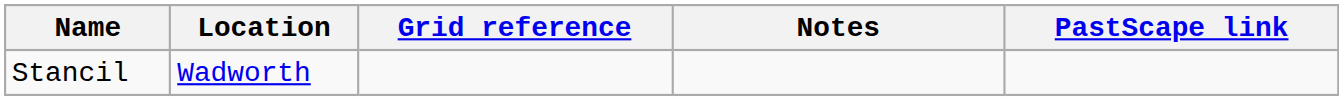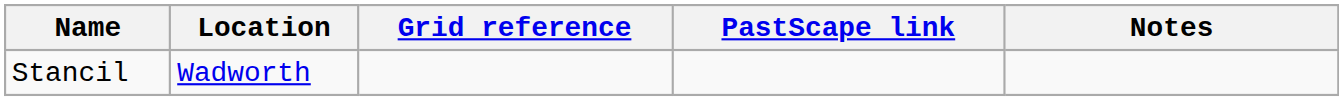columns swapped: (1172, 28) <-> (838, 28)
